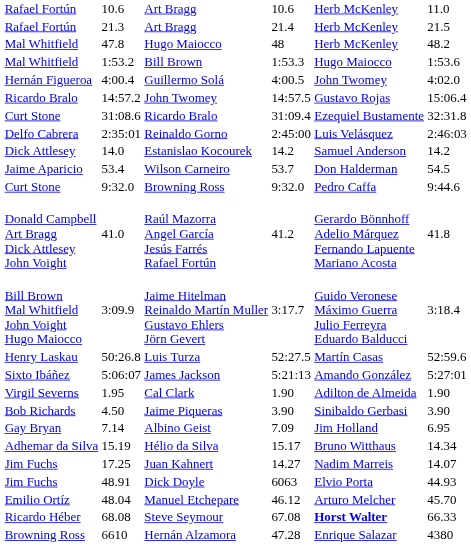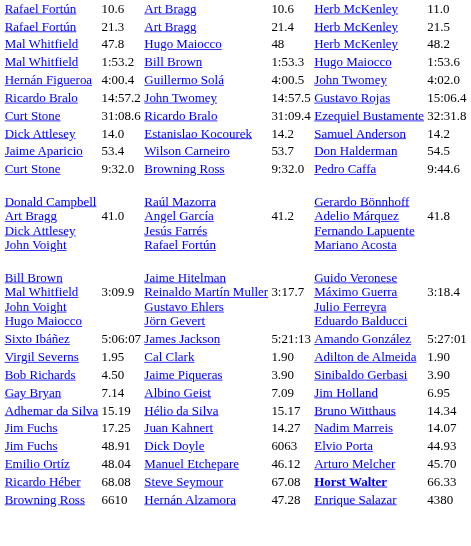- row: (121, 133)
- row: (121, 357)
